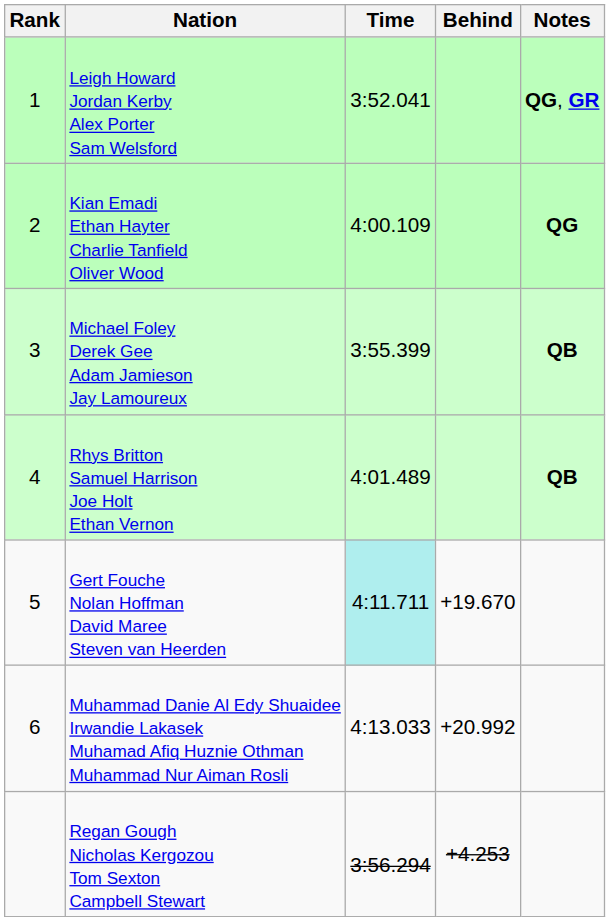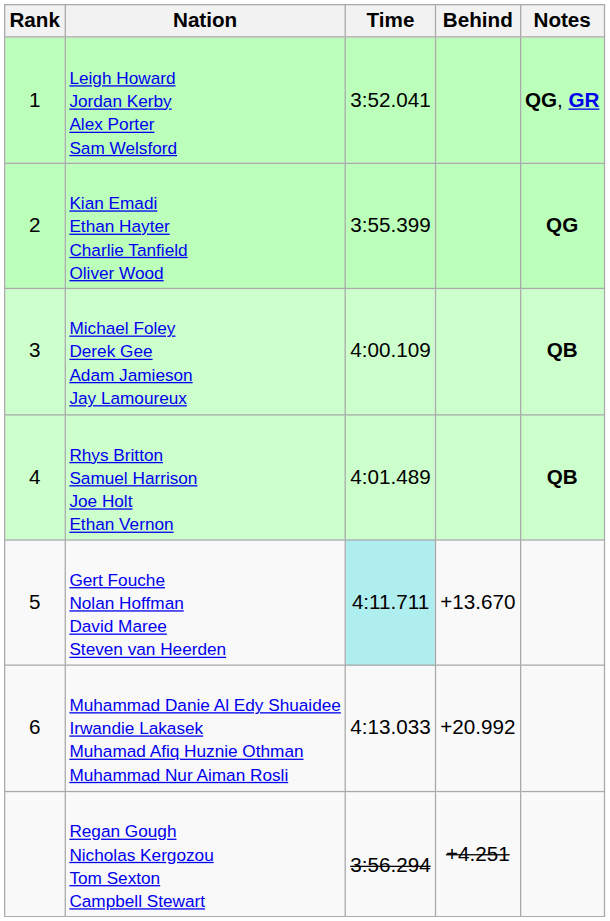(391, 225) 4:00.109 -> (391, 225) 3:55.399
(391, 351) 3:55.399 -> (391, 351) 4:00.109
(478, 602) +19.670 -> (478, 602) +13.670
(478, 853) +4.253 -> (478, 853) +4.251
